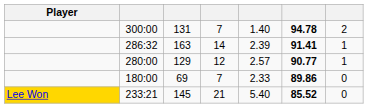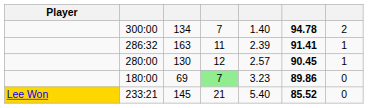(182, 29) 131 -> (182, 29) 134
(219, 45) 14 -> (219, 45) 11
(182, 62) 129 -> (182, 62) 130
(304, 62) 90.77 -> (304, 62) 90.45
(219, 78) no background -> (219, 78) lightgreen background
(260, 78) 2.33 -> (260, 78) 3.23
